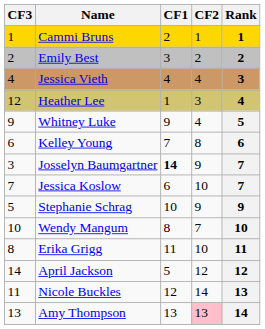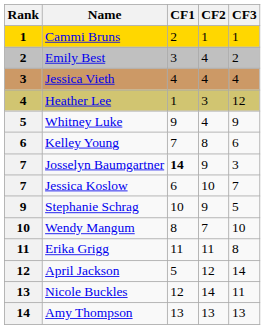columns swapped: (241, 15) <-> (20, 15)
(198, 57) 2 -> (205, 57) 4
(201, 249) 10 -> (208, 249) 11
(201, 313) pink background -> (208, 313) no background
